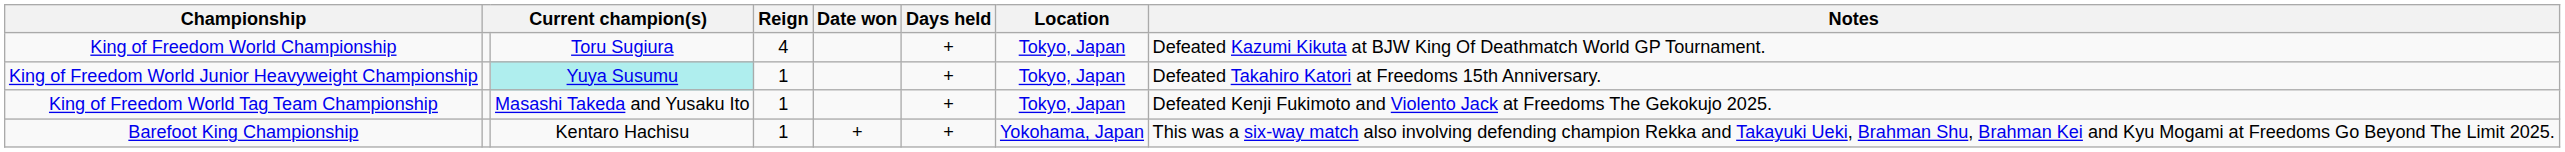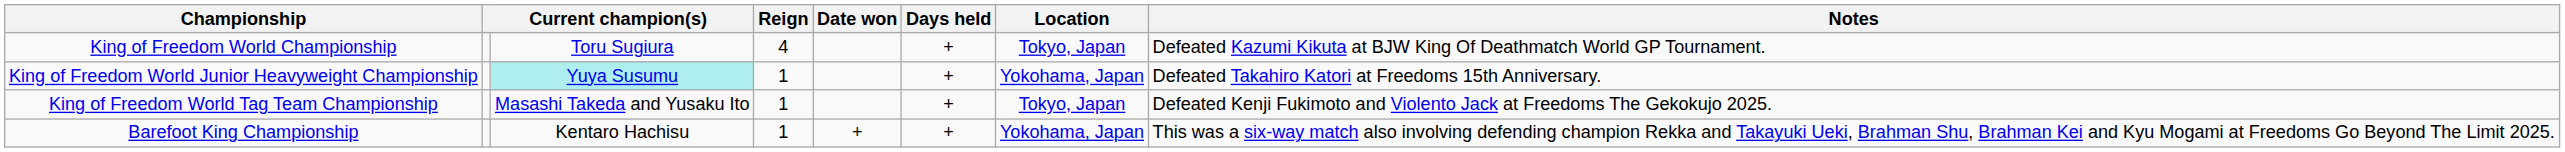(1072, 76) Tokyo, Japan -> (1072, 76) Yokohama, Japan
